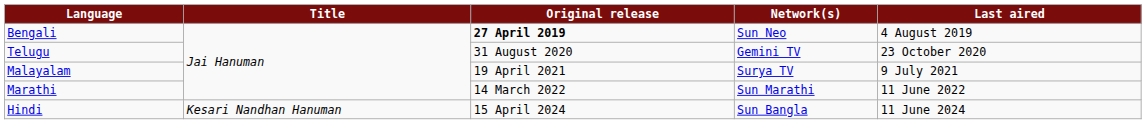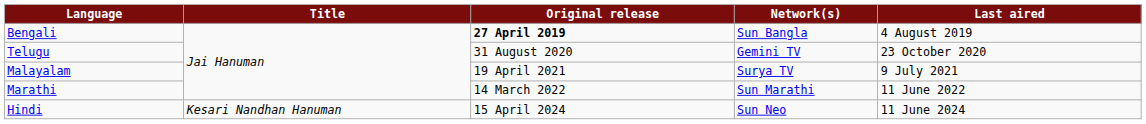(762, 33) Sun Neo -> (772, 33) Sun Bangla
(772, 109) Sun Bangla -> (762, 109) Sun Neo
